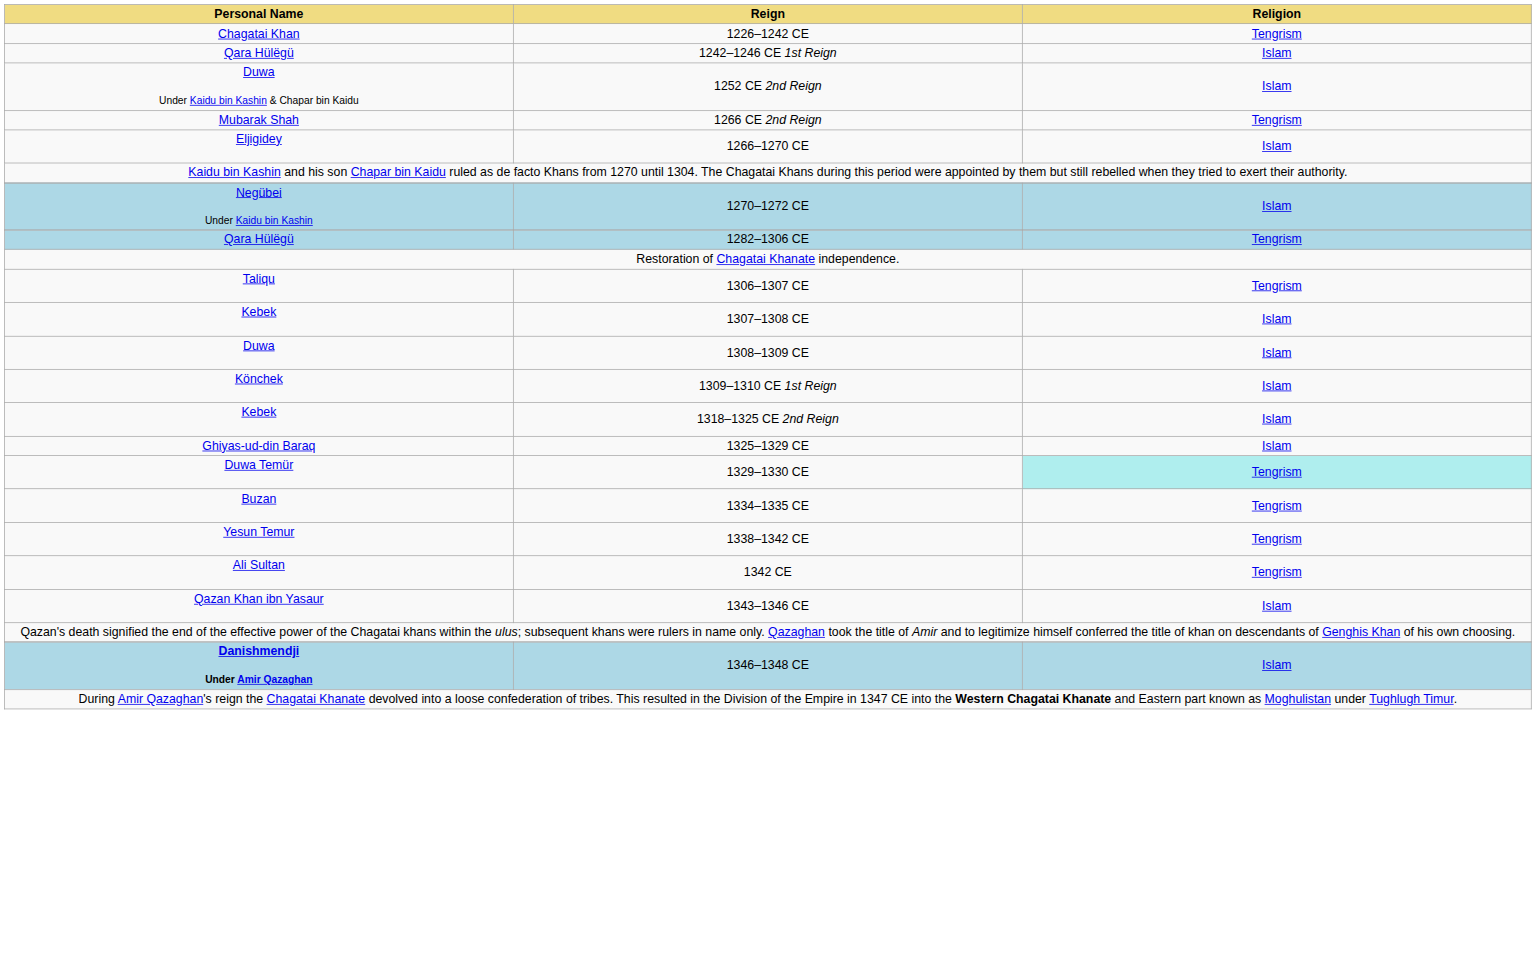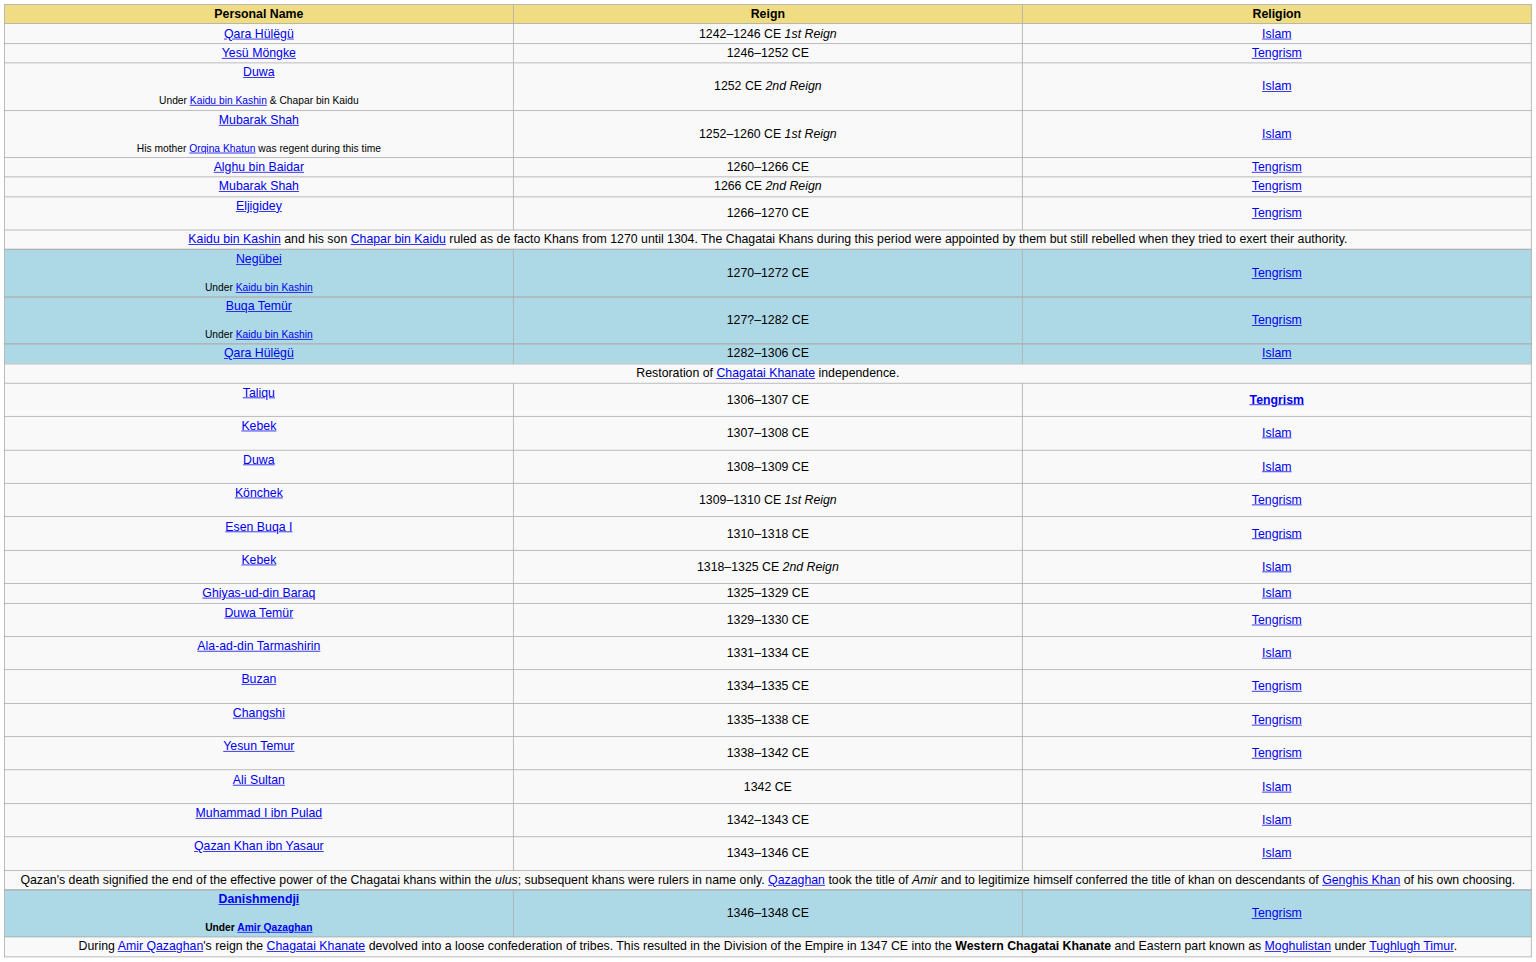- row: (768, 33)
+ row: (768, 53)
+ row: (768, 134)
+ row: (768, 167)
(1277, 146) Islam -> (1277, 213) Tengrism
(1277, 206) Islam -> (1277, 273) Tengrism
+ row: (768, 320)
(1277, 239) Tengrism -> (1277, 353) Islam
(1277, 285) normal -> (1277, 399) bold
(1277, 386) Islam -> (1277, 500) Tengrism
+ row: (768, 533)
(1277, 472) paleturquoise background -> (1277, 619) no background
+ row: (768, 653)
+ row: (768, 720)
(1277, 572) Tengrism -> (1277, 786) Islam
+ row: (768, 820)
(1277, 665) Islam -> (1277, 913) Tengrism
